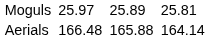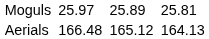(132, 30) 165.88 -> (132, 30) 165.12
(183, 30) 164.14 -> (183, 30) 164.13
